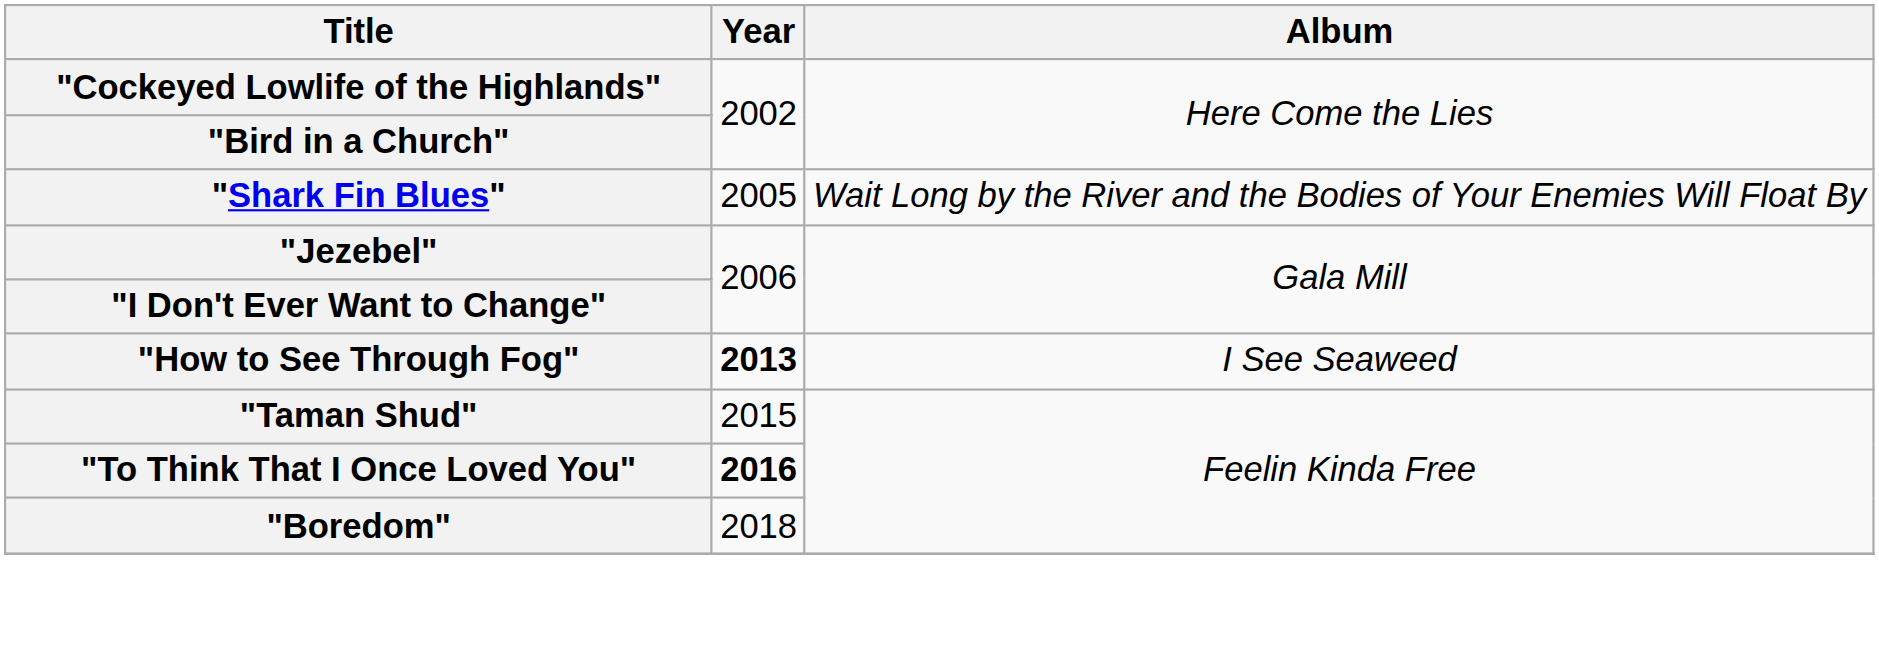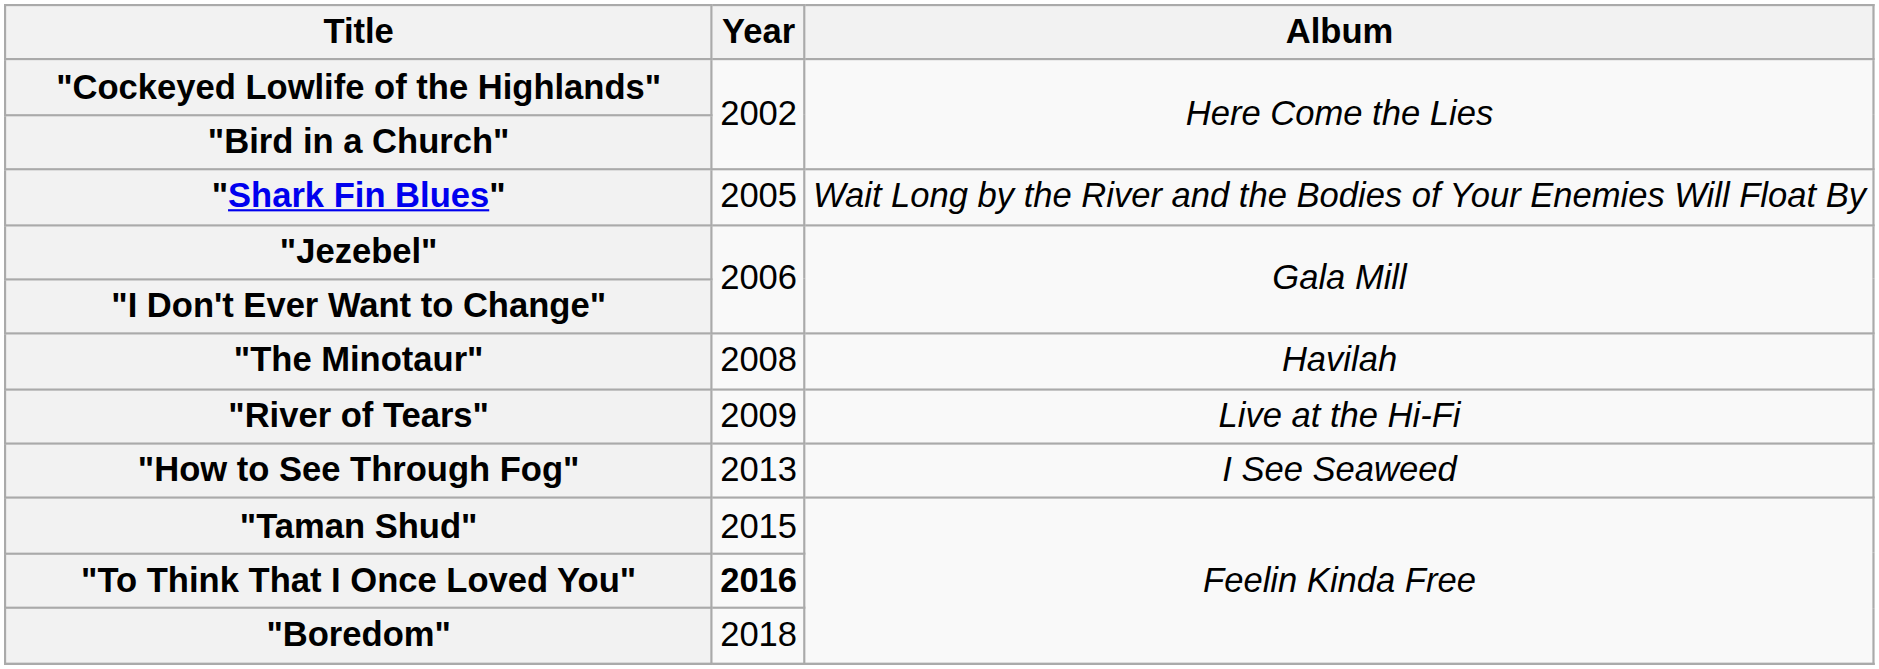+ row: (359, 360)
+ row: (359, 415)
(759, 360) bold -> (759, 470) normal
